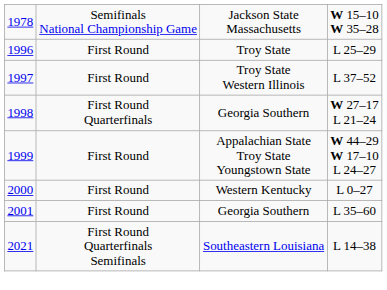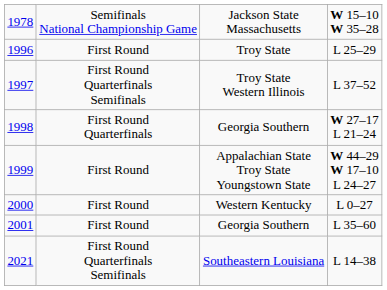(118, 77) First Round -> (118, 85) First Round Quarterfinals Semifinals
